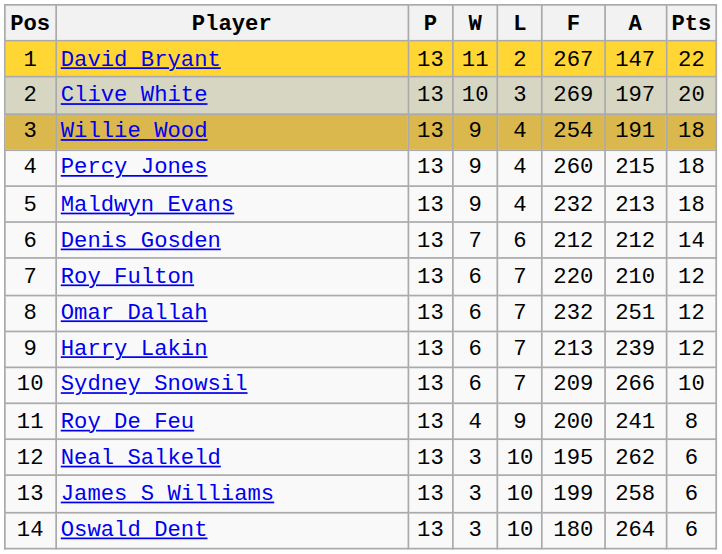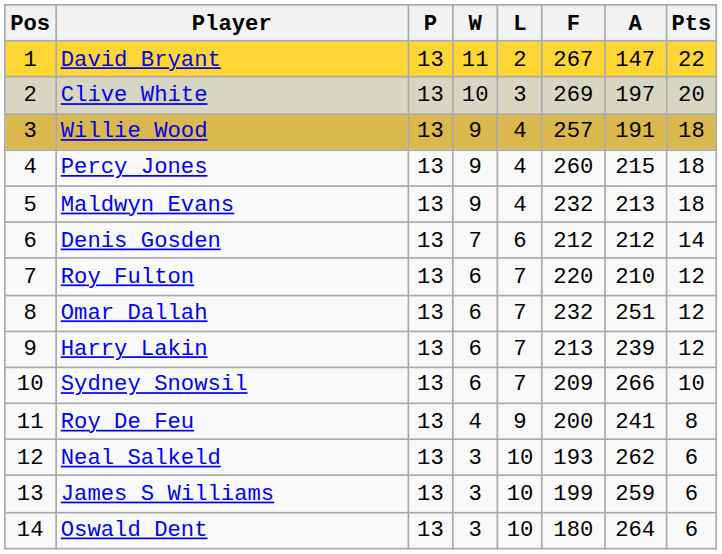(573, 132) 254 -> (573, 132) 257
(573, 458) 195 -> (573, 458) 193
(635, 494) 258 -> (635, 494) 259
